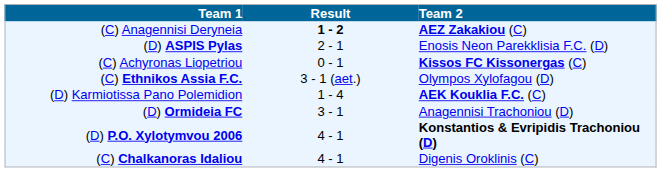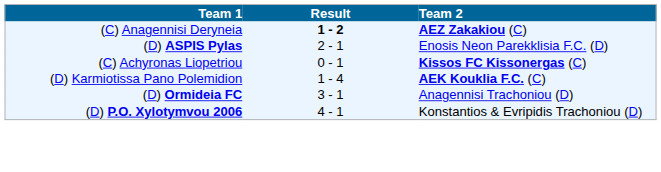- row: (171, 79)
(529, 135) bold -> (531, 111) normal
- row: (169, 159)
